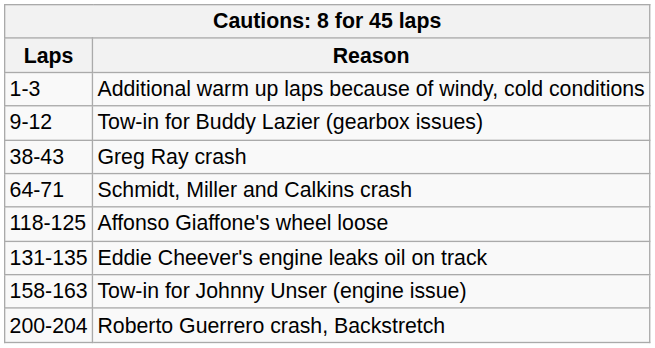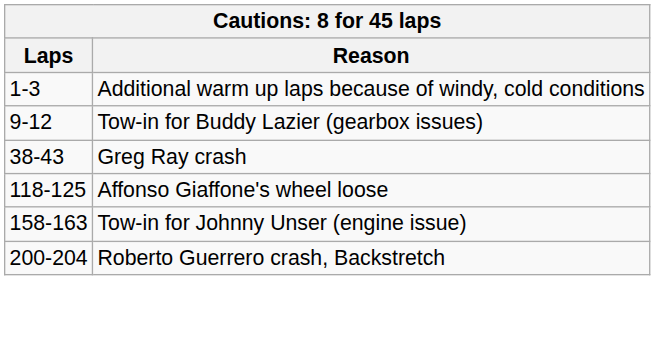- row: (255, 190)
- row: (292, 257)
